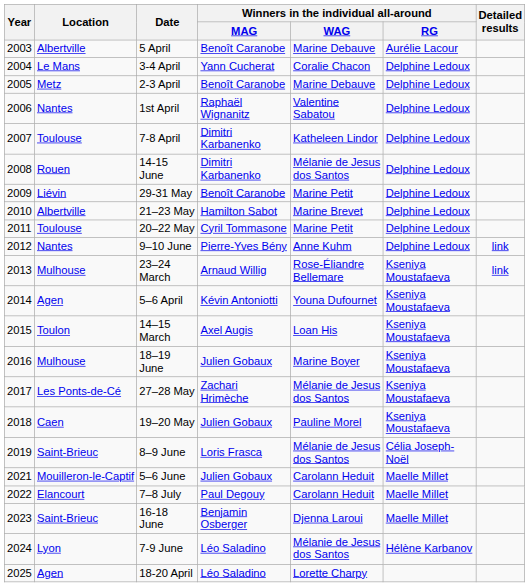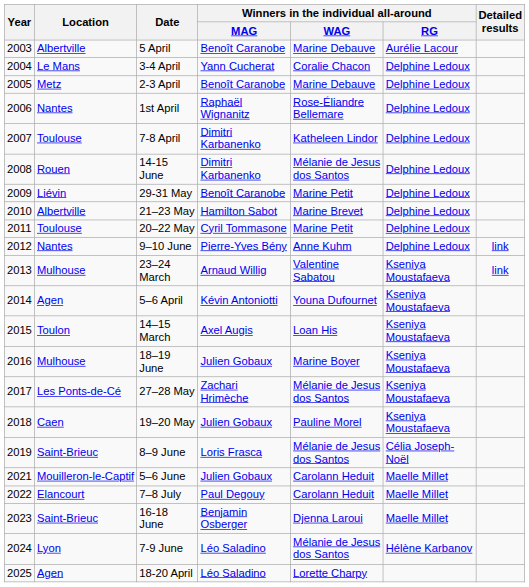(316, 108) Valentine Sabatou -> (329, 108) Rose-Éliandre Bellemare
(329, 270) Rose-Éliandre Bellemare -> (316, 270) Valentine Sabatou
